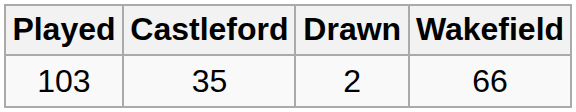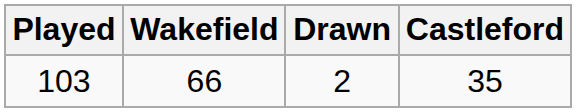columns swapped: (209, 29) <-> (490, 29)
